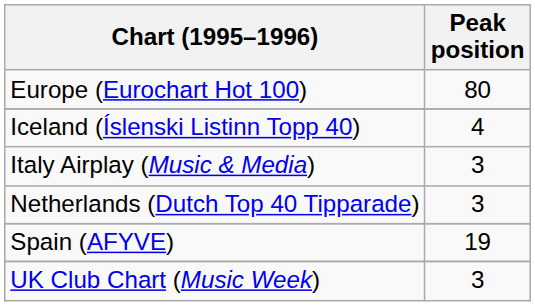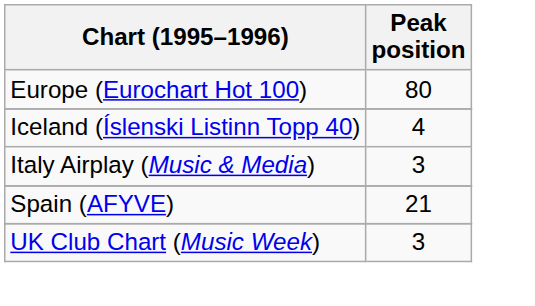- row: (215, 204)
(478, 242) 19 -> (419, 204) 21
